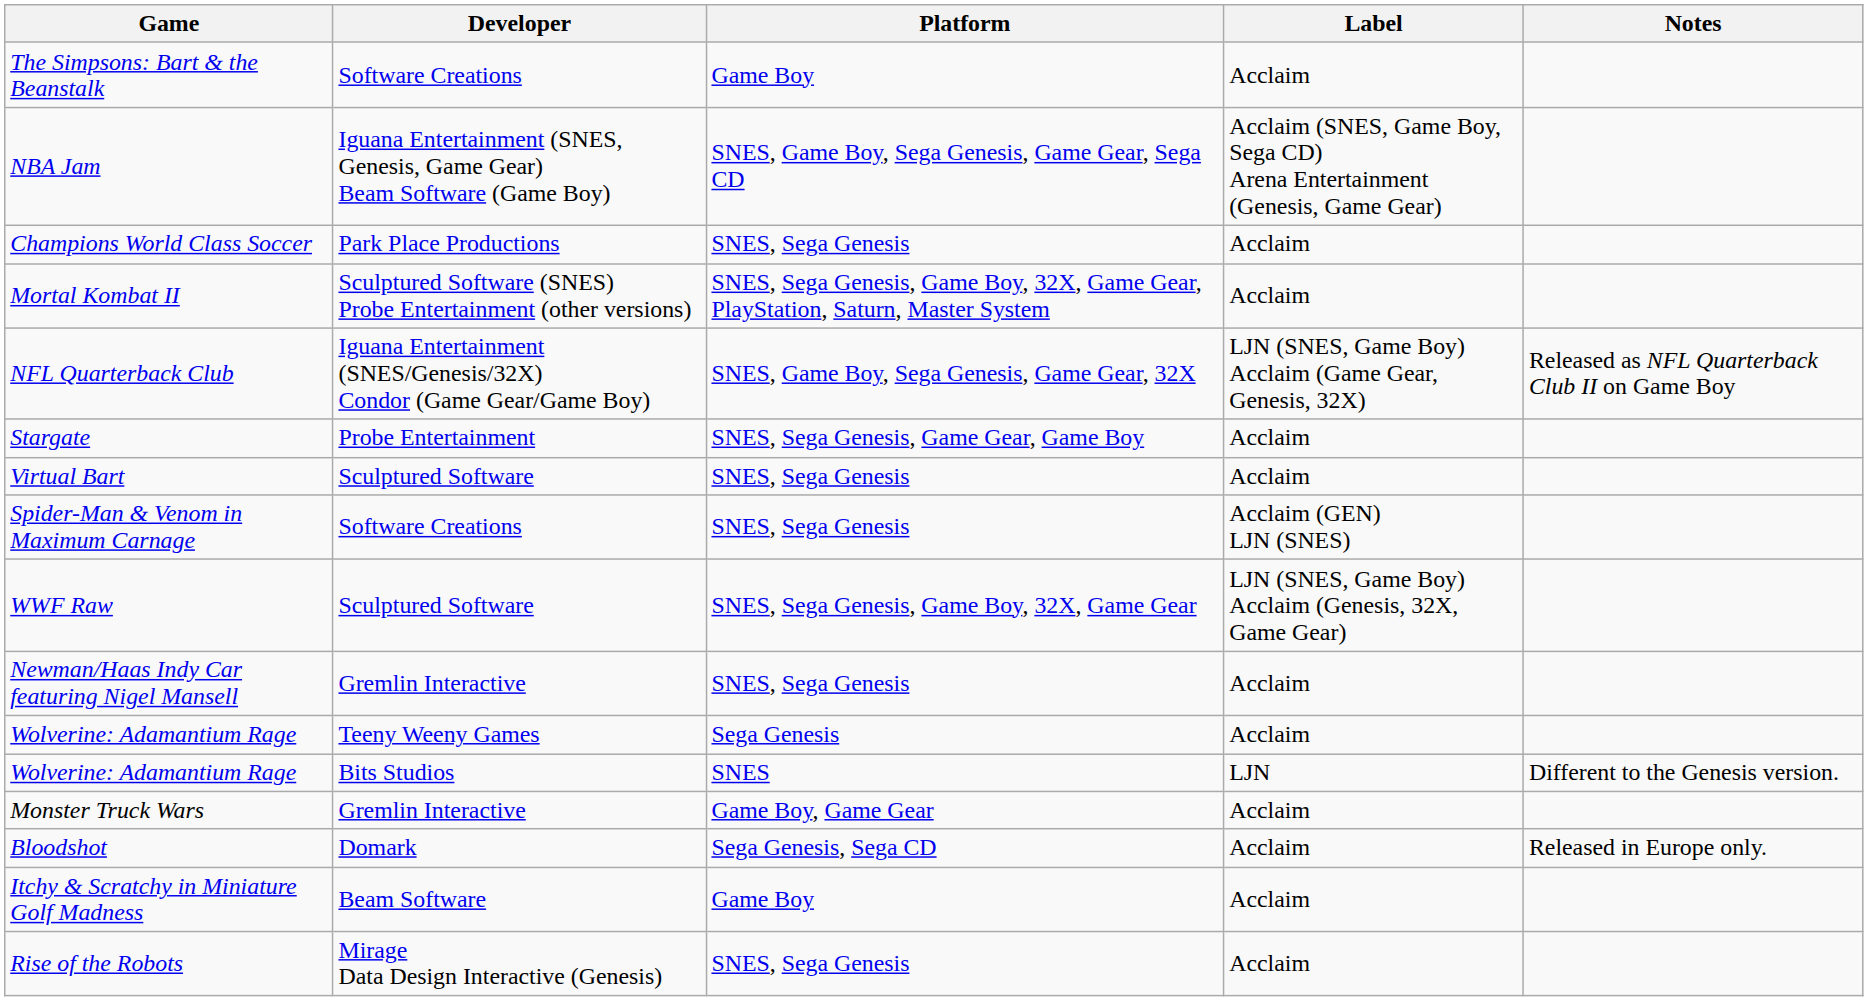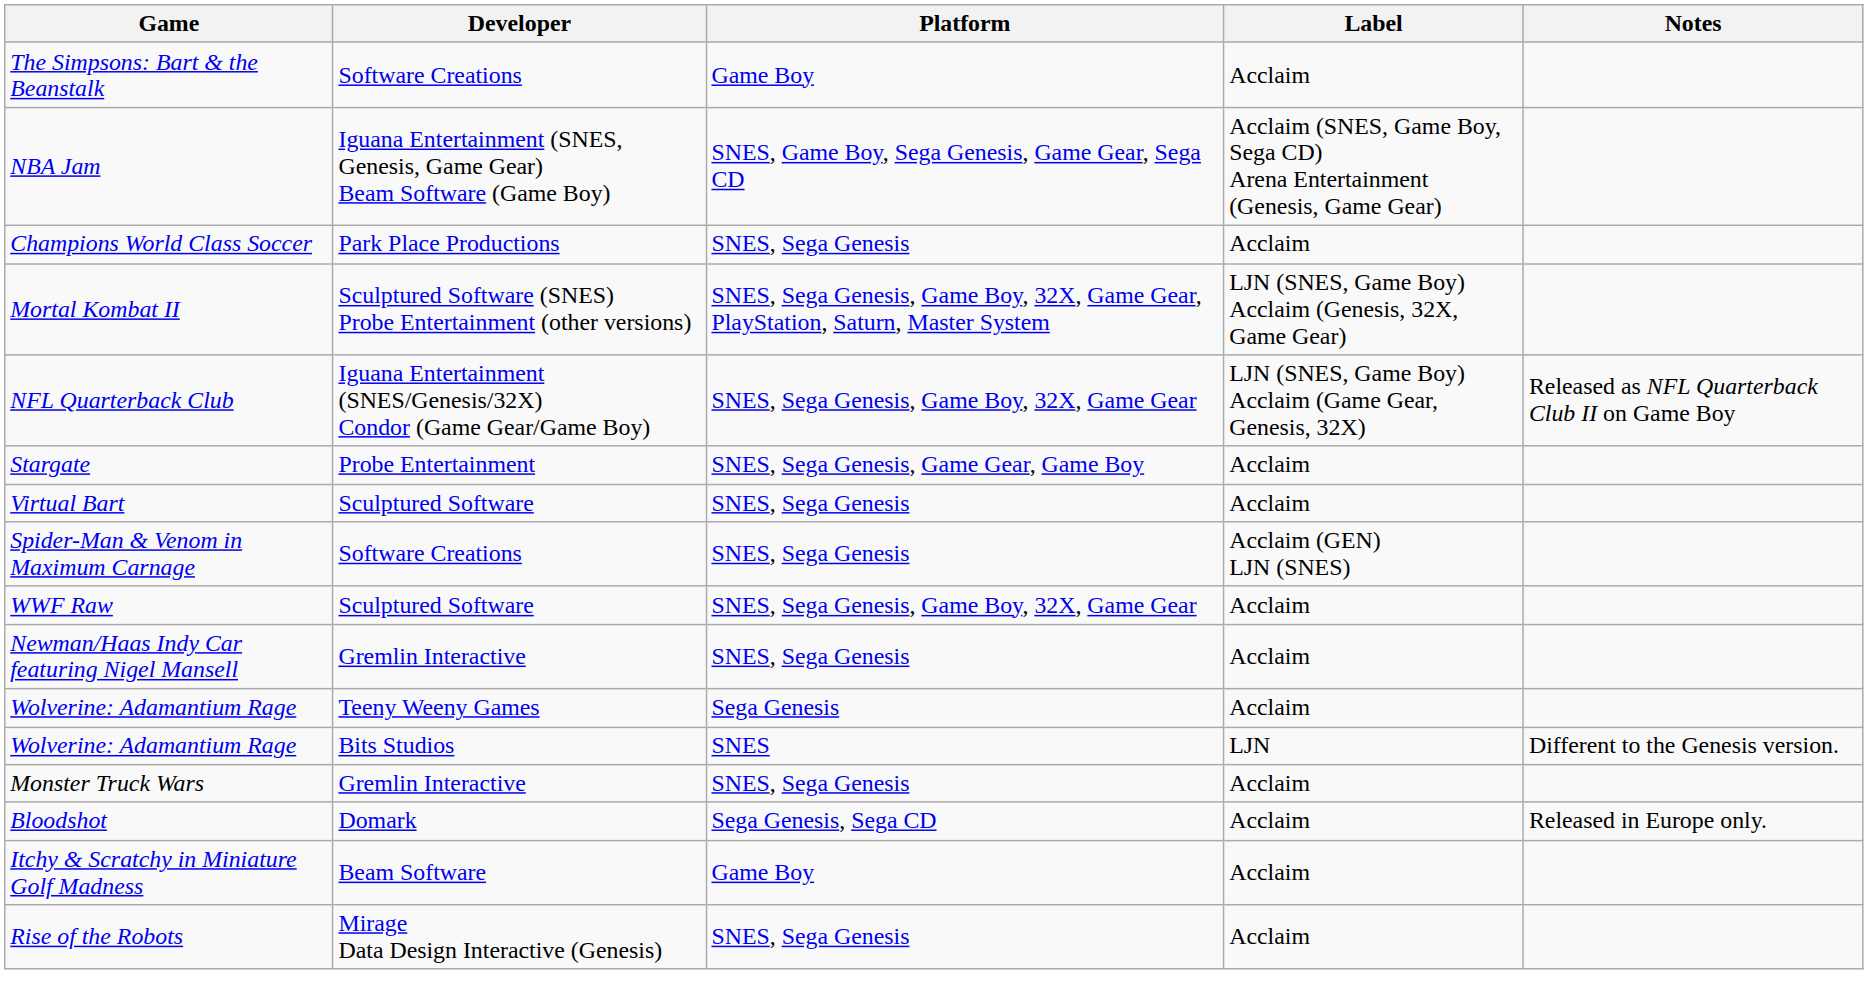(1270, 295) Acclaim -> (1347, 308) LJN (SNES, Game Boy) Acclaim (Genesis, 32X, Game Gear)
(954, 373) SNES, Game Boy, Sega Genesis, Game Gear, 32X -> (954, 400) SNES, Sega Genesis, Game Boy, 32X, Game Gear
(1347, 605) LJN (SNES, Game Boy) Acclaim (Genesis, 32X, Game Gear) -> (1270, 605) Acclaim
(823, 809) Game Boy, Game Gear -> (810, 783) SNES, Sega Genesis
